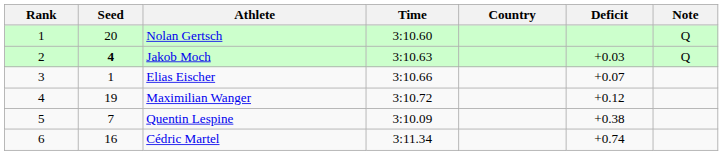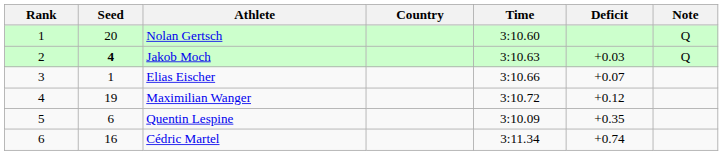columns swapped: (512, 14) <-> (412, 14)
(111, 118) 7 -> (111, 118) 6
(609, 118) +0.38 -> (609, 118) +0.35
